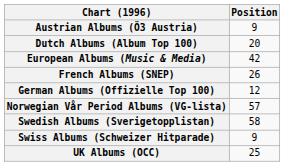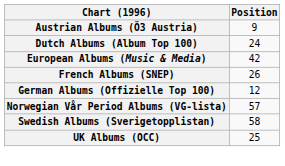(255, 44) 20 -> (255, 44) 24
- row: (117, 138)
